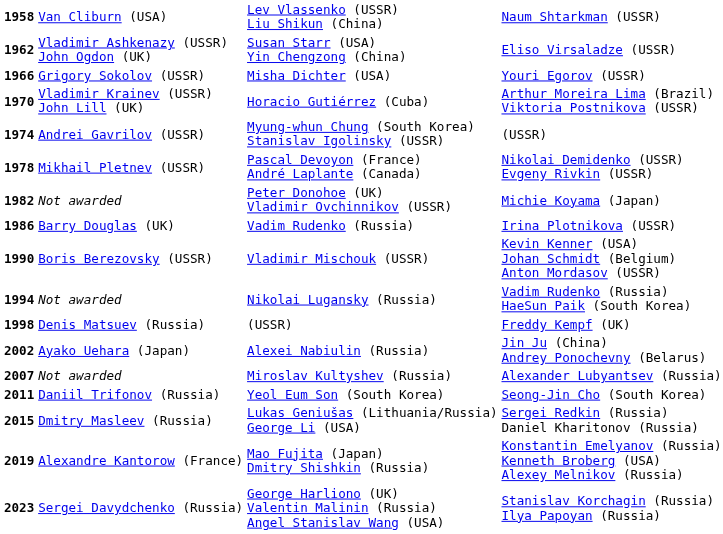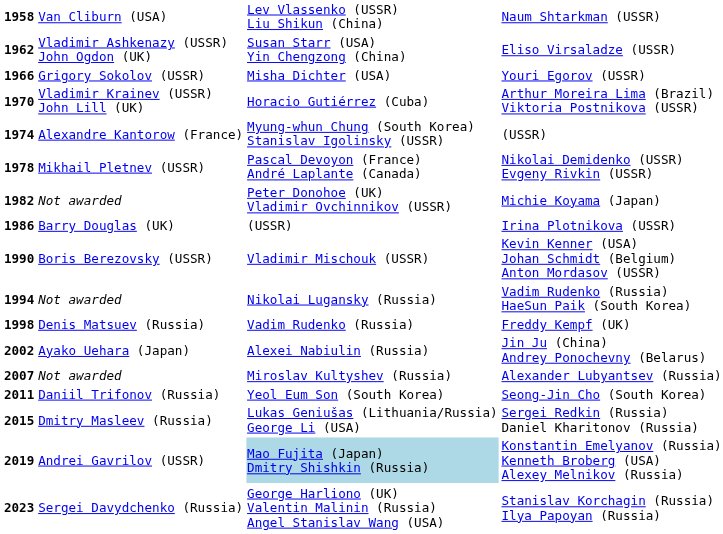(122, 134) Andrei Gavrilov (USSR) -> (141, 134) Alexandre Kantorow (France)
(331, 225) Vadim Rudenko (Russia) -> (270, 225) (USSR)
(270, 324) (USSR) -> (331, 324) Vadim Rudenko (Russia)
(141, 460) Alexandre Kantorow (France) -> (122, 460) Andrei Gavrilov (USSR)
(338, 460) no background -> (338, 460) lightblue background
